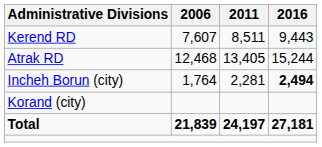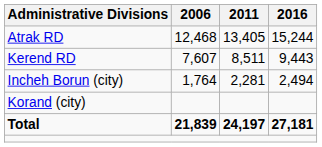rows swapped: (36, 59) <-> (42, 37)
(296, 80) bold -> (296, 80) normal
